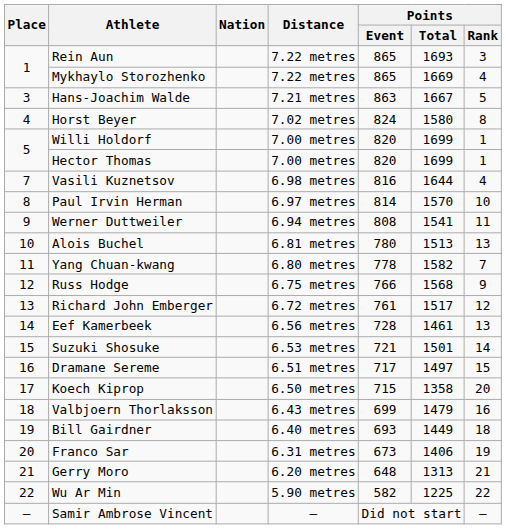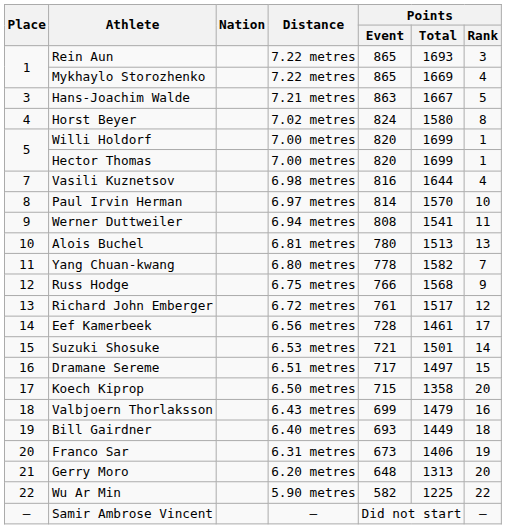(483, 326) 13 -> (483, 326) 17
(483, 472) 21 -> (483, 472) 20
